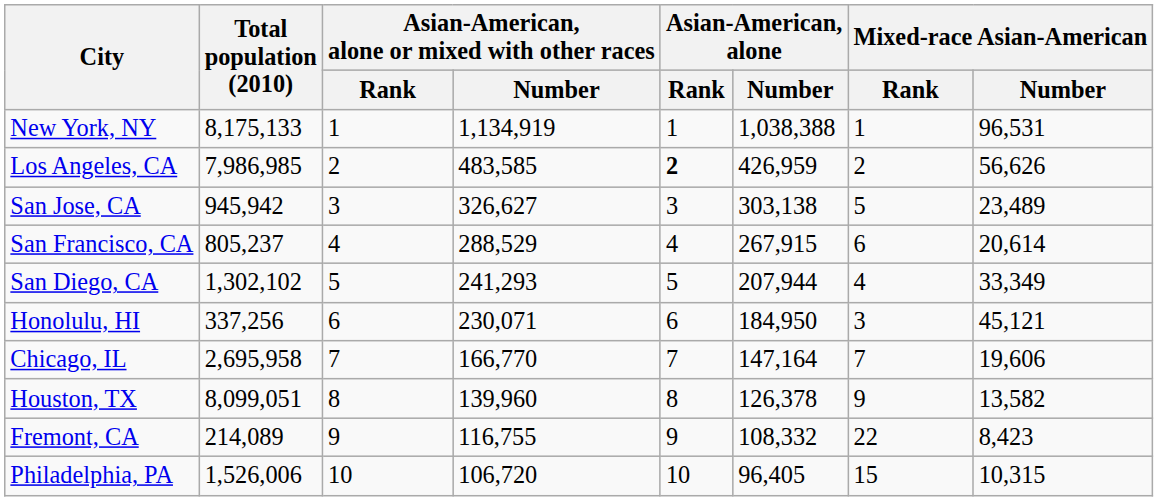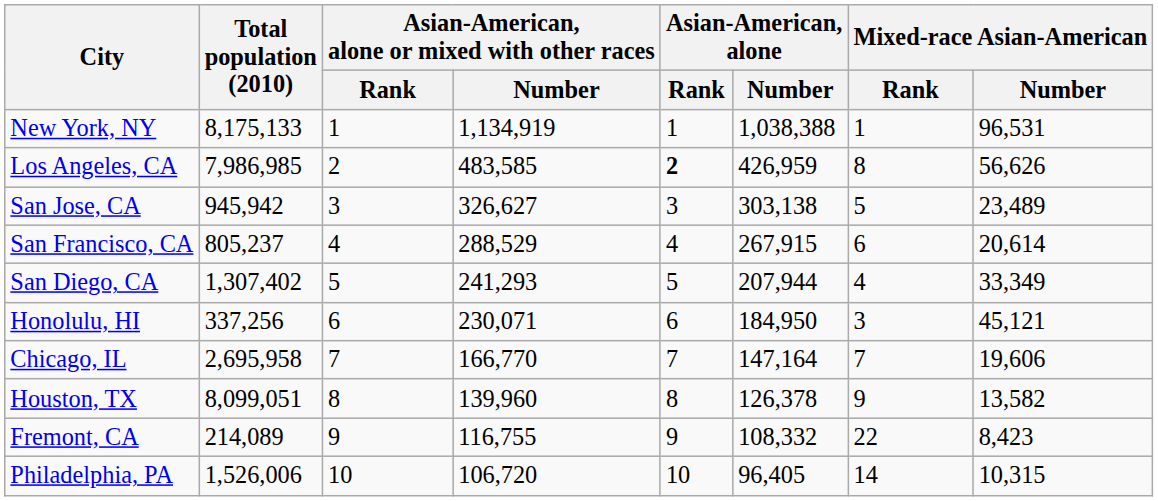(860, 166) 2 -> (860, 166) 8
(253, 282) 1,302,102 -> (253, 282) 1,307,402
(866, 475) 15 -> (866, 475) 14
